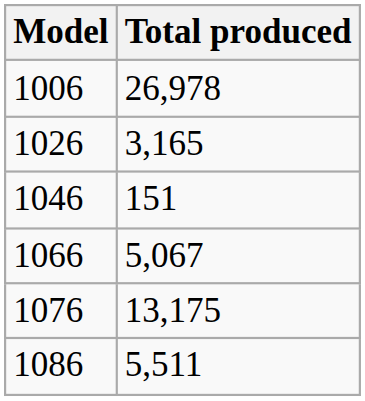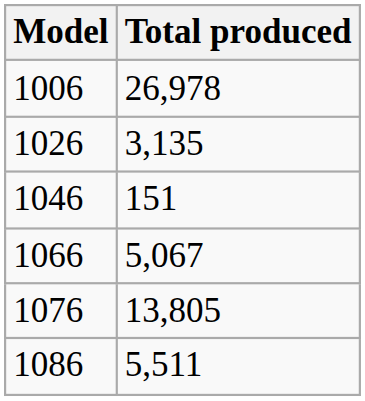(164, 143) 3,165 -> (164, 143) 3,135
(173, 310) 13,175 -> (173, 310) 13,805
